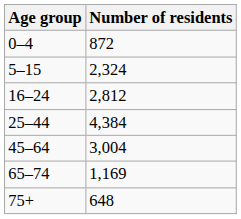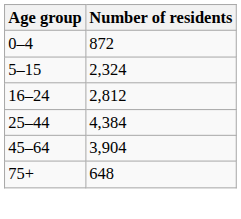(108, 148) 3,004 -> (108, 148) 3,904
- row: (29, 174)
